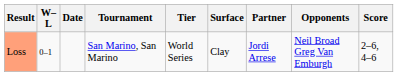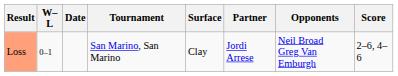- column: (187, 18)
